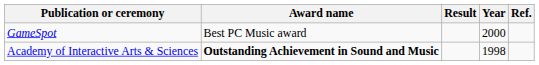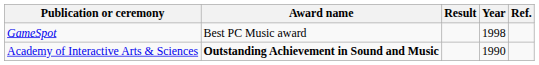(494, 32) 2000 -> (494, 32) 1998
(494, 51) 1998 -> (494, 51) 1990
